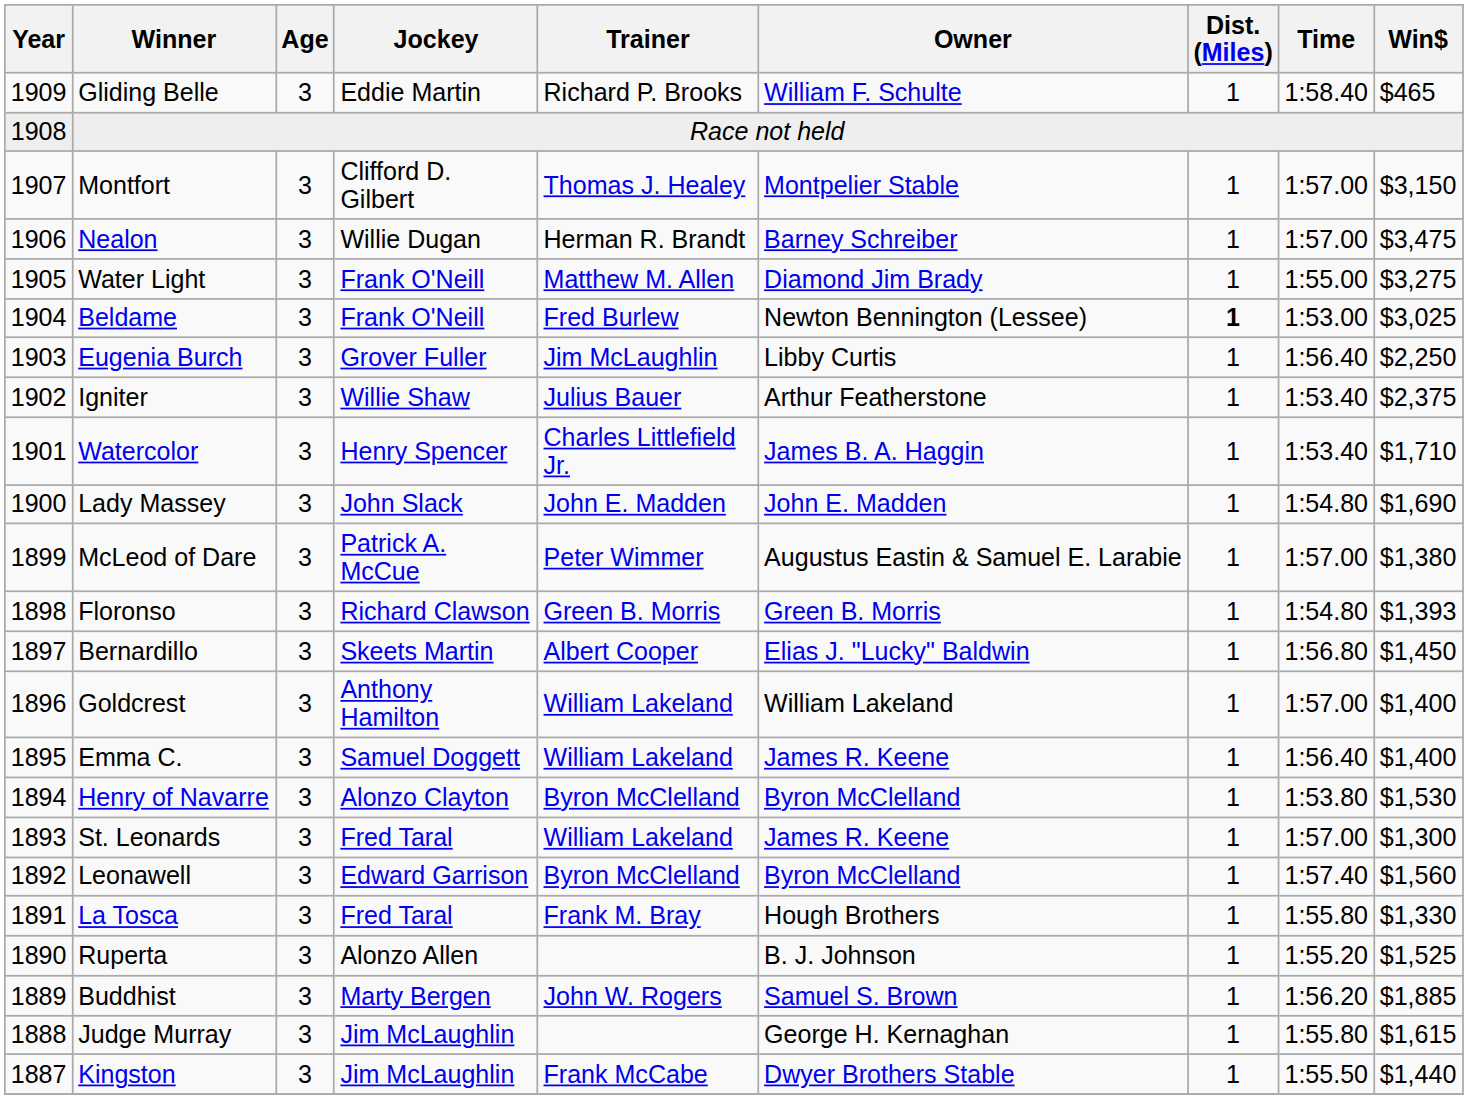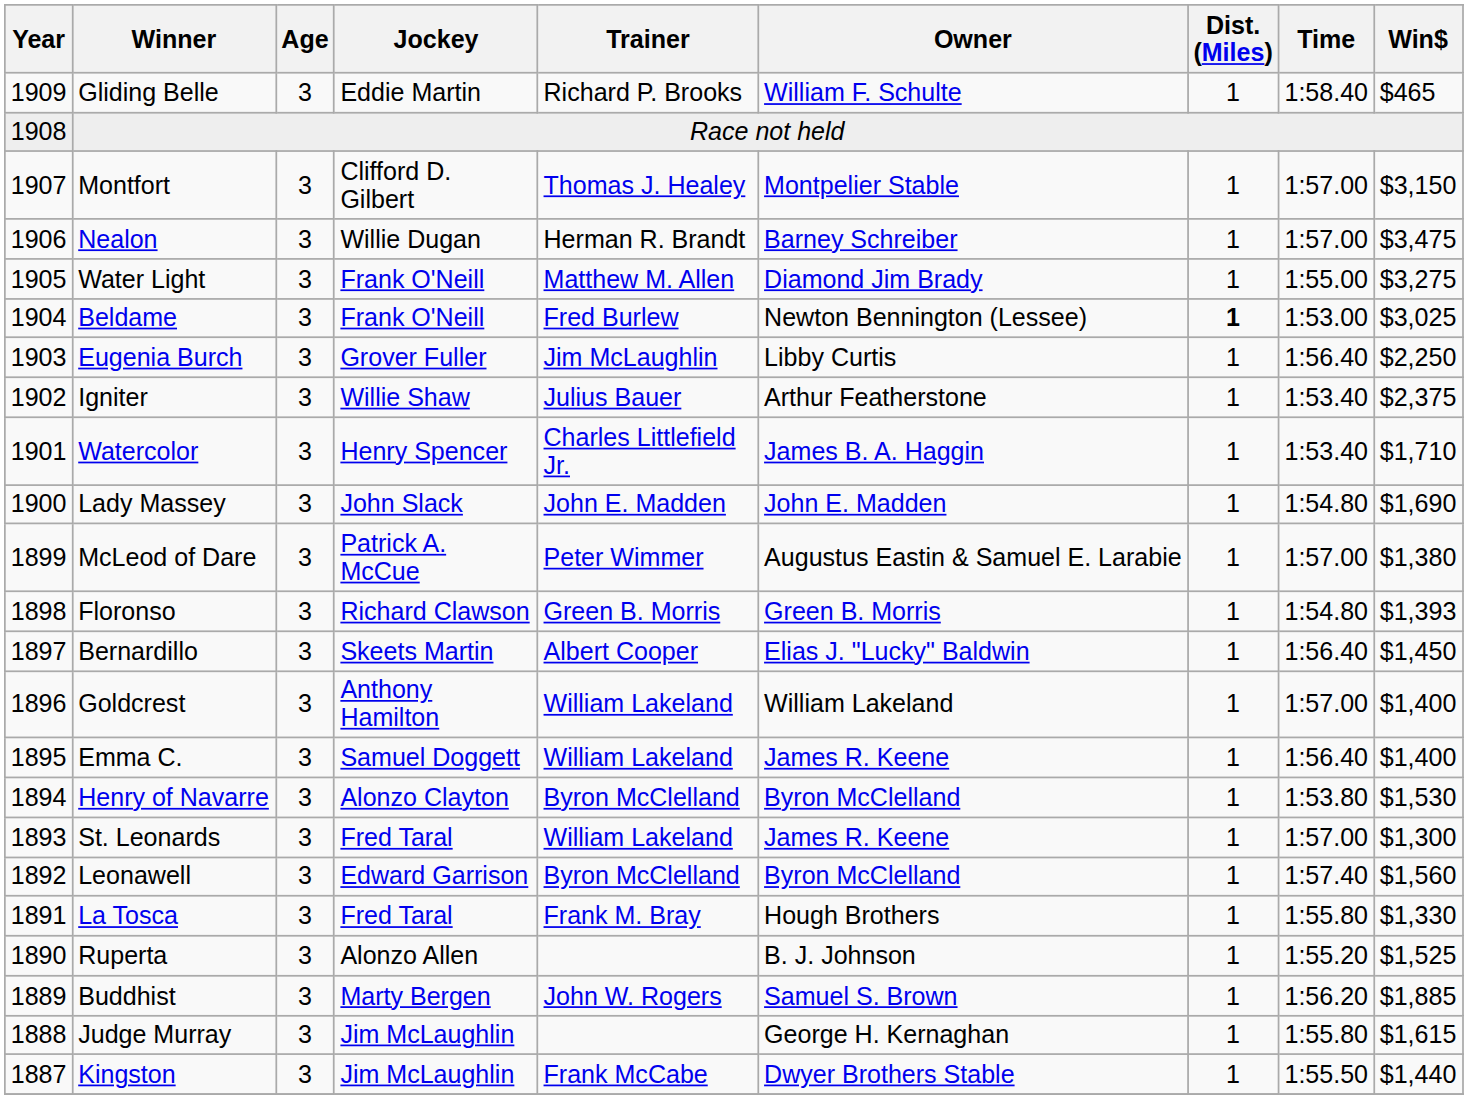(1326, 651) 1:56.80 -> (1326, 651) 1:56.40
